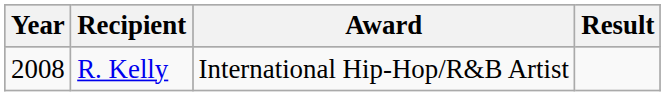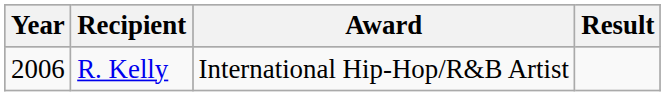(38, 68) 2008 -> (38, 68) 2006
